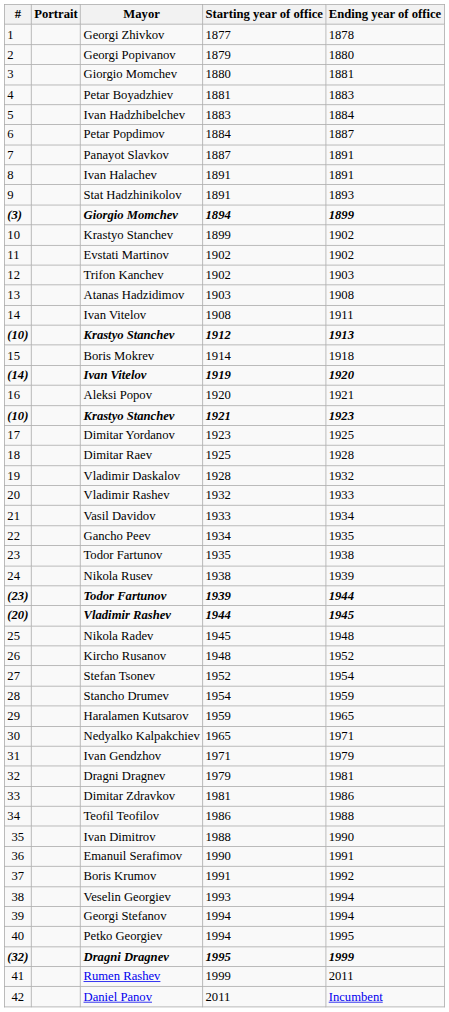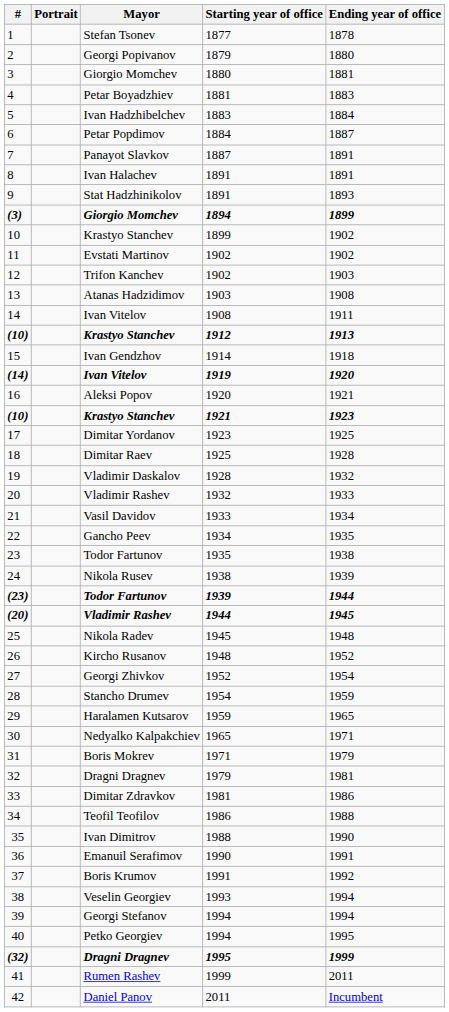(124, 34) Georgi Zhivkov -> (119, 34) Stefan Tsonev
(119, 355) Boris Mokrev -> (122, 355) Ivan Gendzhov
(119, 676) Stefan Tsonev -> (124, 676) Georgi Zhivkov
(122, 756) Ivan Gendzhov -> (119, 756) Boris Mokrev
